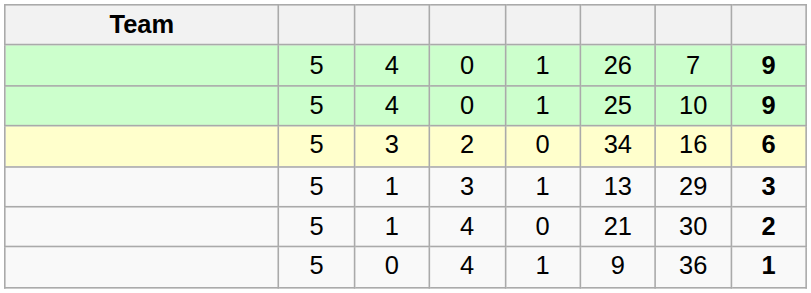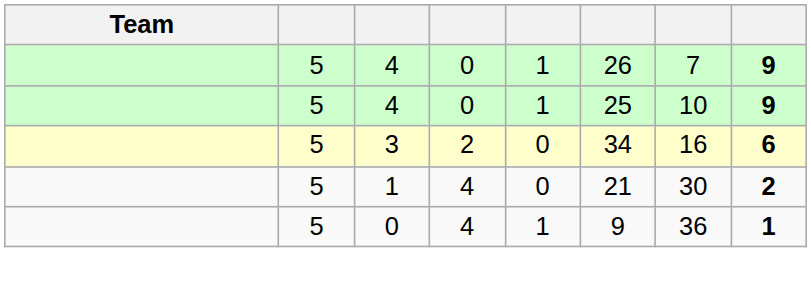- row: (392, 186)
